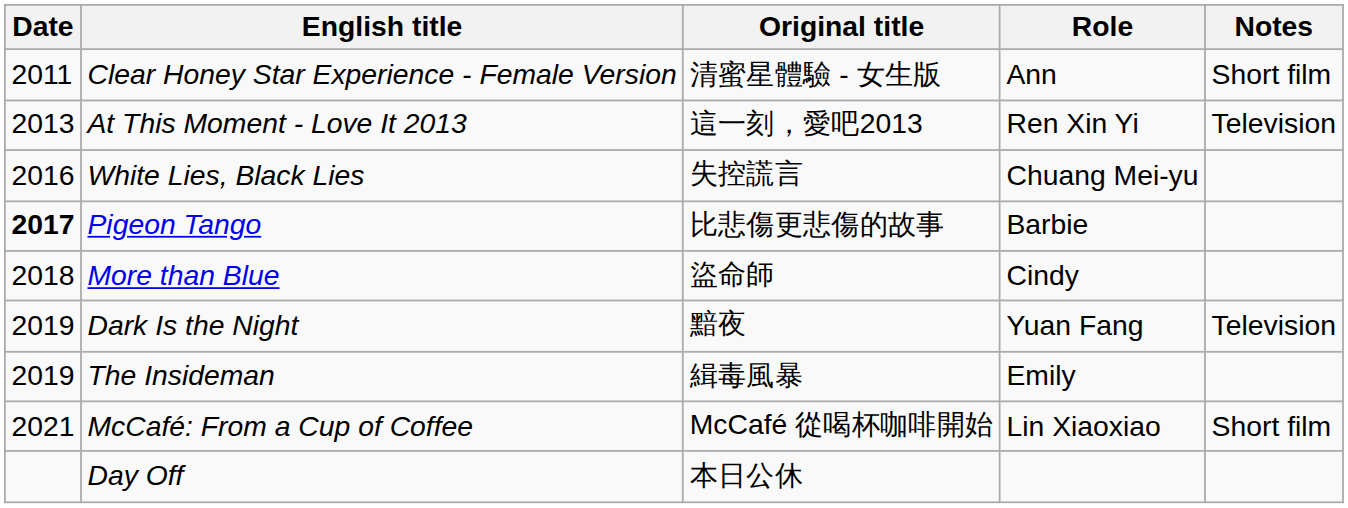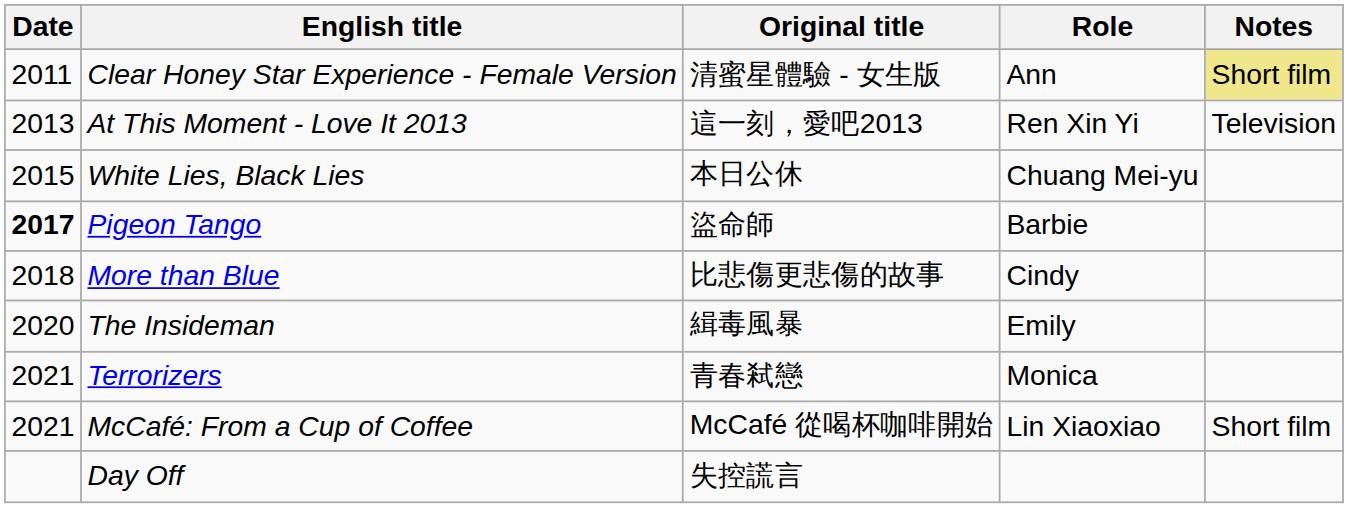(1271, 74) no background -> (1271, 74) khaki background
(43, 174) 2016 -> (43, 174) 2015
(746, 174) 失控謊言 -> (746, 174) 本日公休
(817, 224) 比悲傷更悲傷的故事 -> (732, 224) 盜命師
(732, 274) 盜命師 -> (817, 274) 比悲傷更悲傷的故事
- row: (193, 325)
(43, 375) 2019 -> (43, 325) 2020
+ row: (155, 375)
(746, 475) 本日公休 -> (746, 475) 失控謊言
